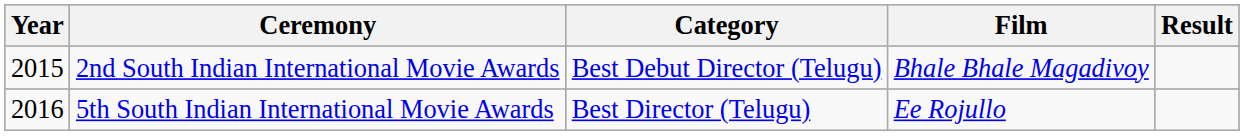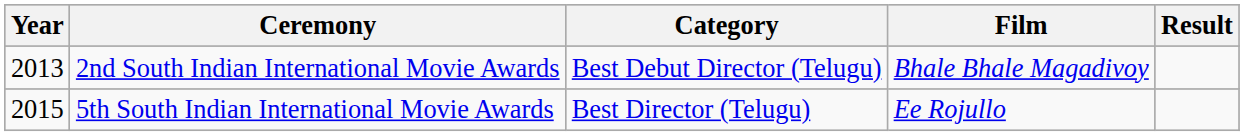(37, 67) 2015 -> (37, 67) 2013
(37, 109) 2016 -> (37, 109) 2015
